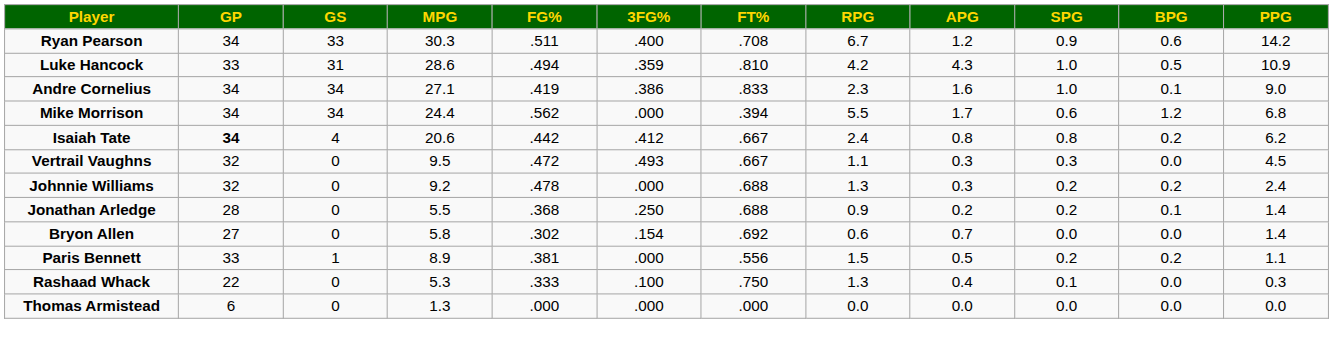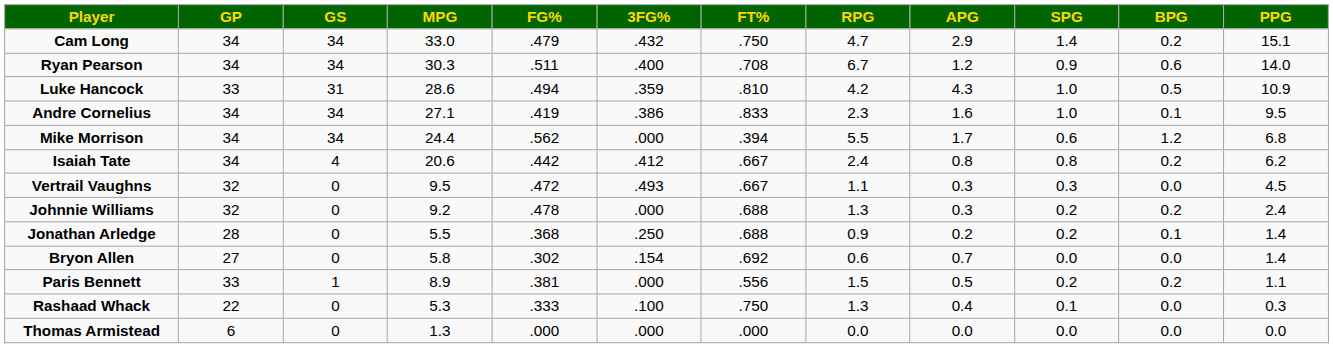+ row: (92, 41)
(335, 41) 33 -> (335, 65) 34
(1276, 41) 14.2 -> (1276, 65) 14.0
(1276, 89) 9.0 -> (1276, 113) 9.5
(231, 138) bold -> (231, 162) normal
